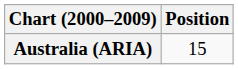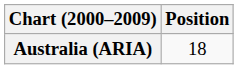(197, 48) 15 -> (197, 48) 18
